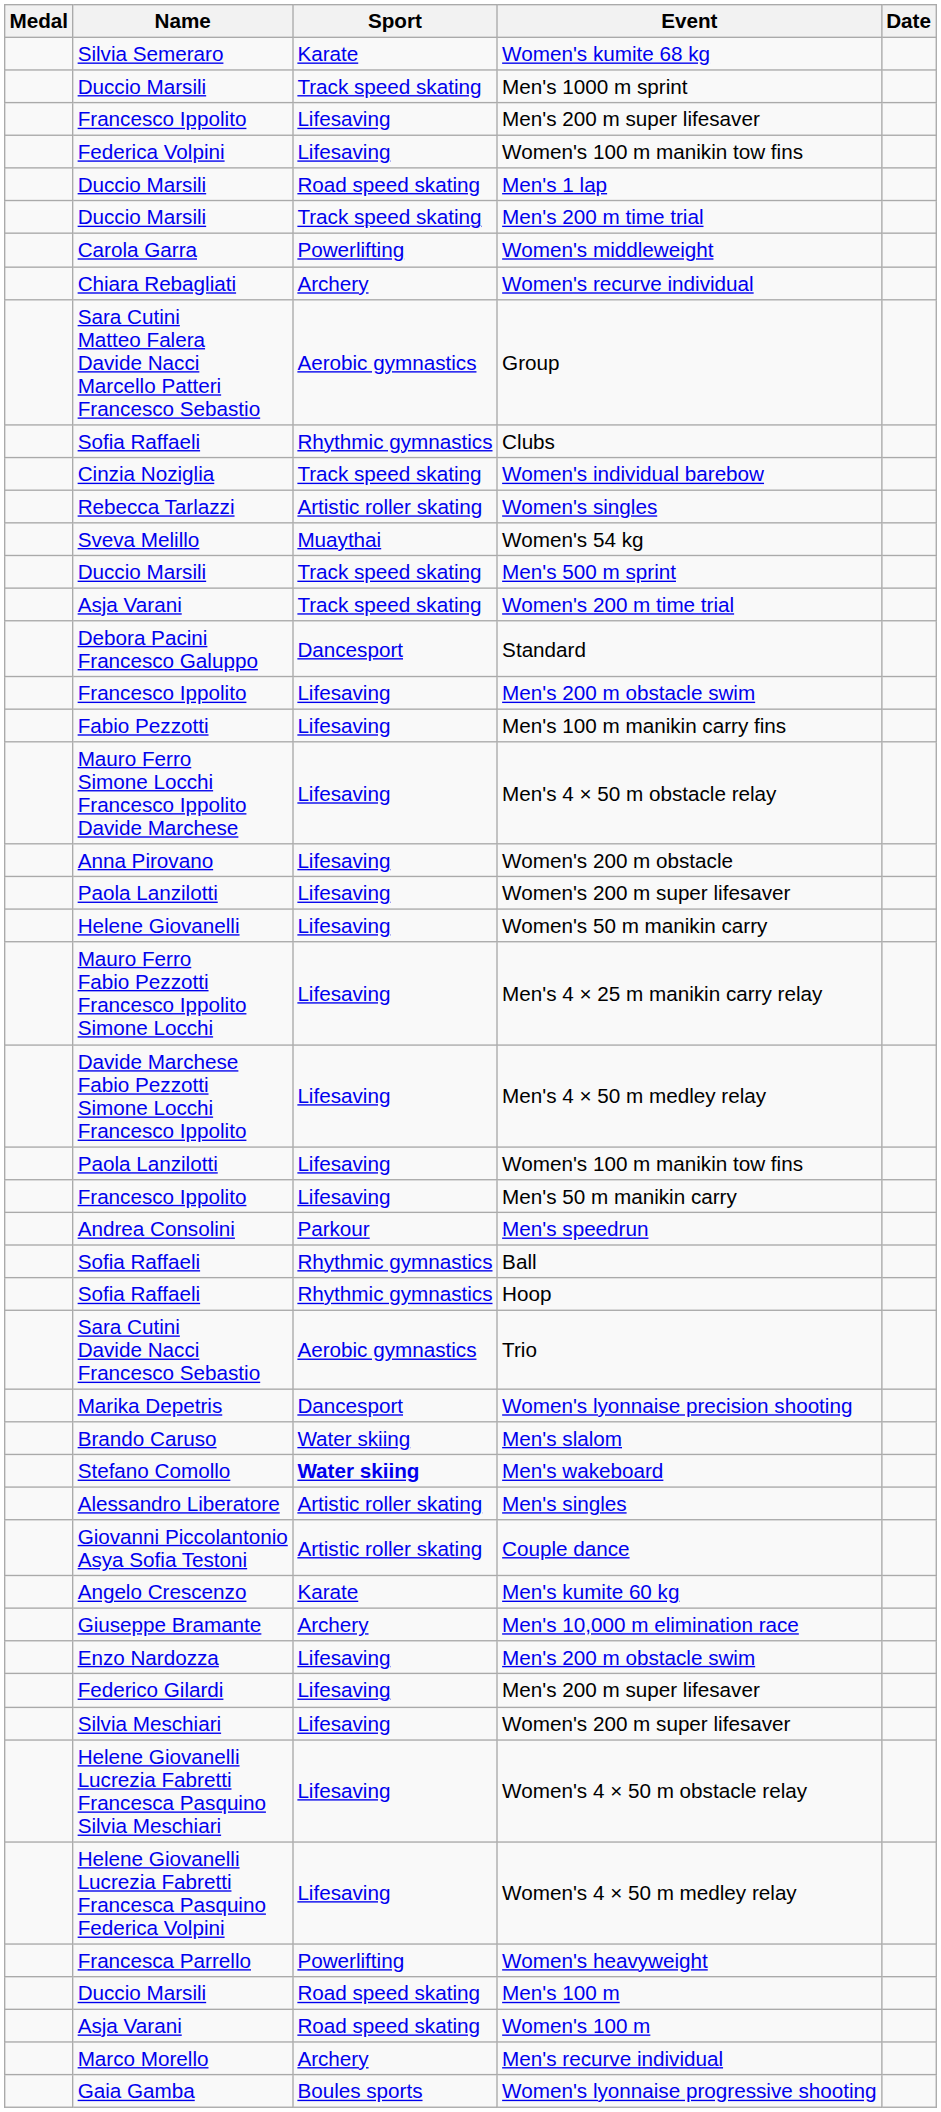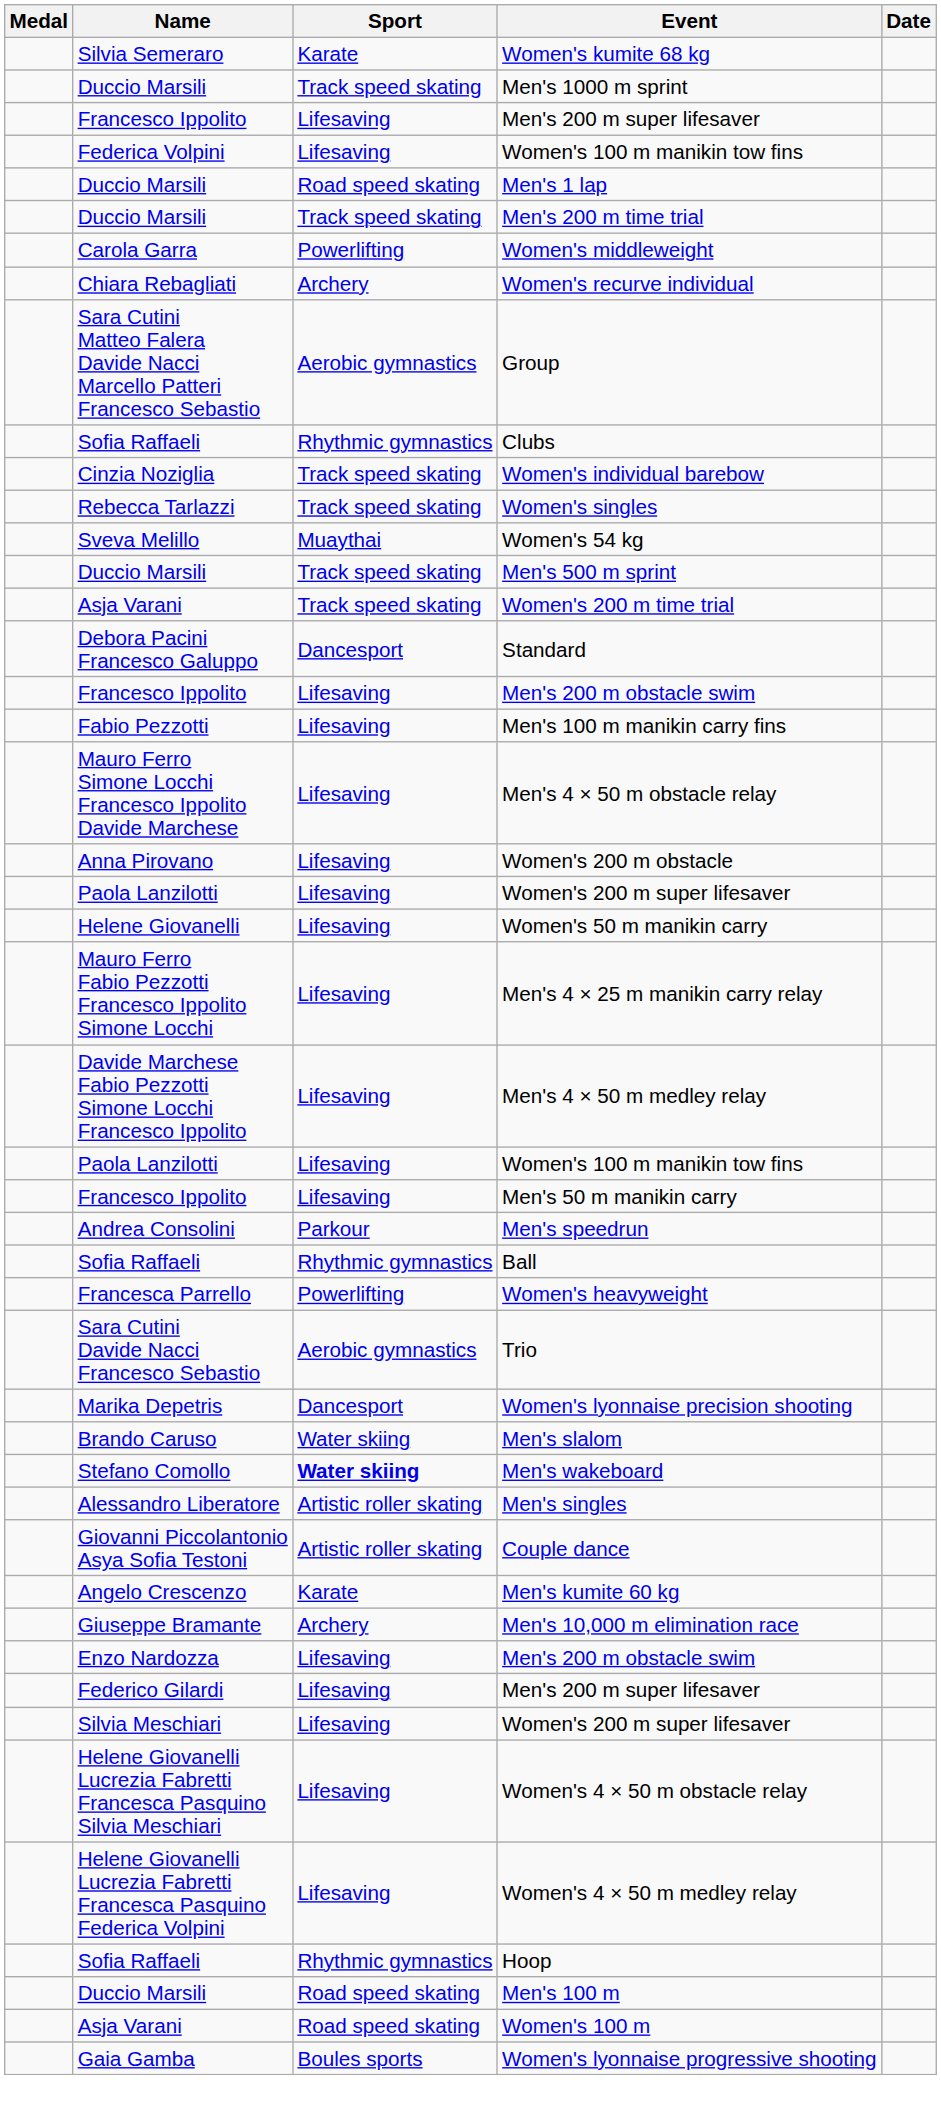(390, 506) Artistic roller skating -> (389, 506) Track speed skating
rows swapped: (139, 1294) <-> (164, 1960)
- row: (143, 2058)
